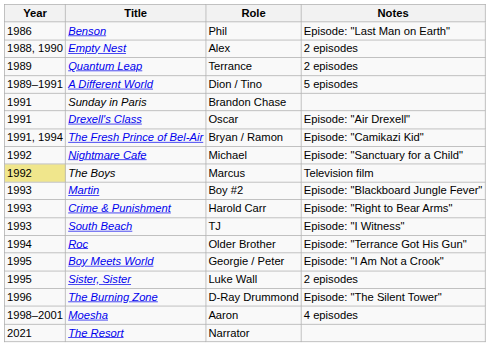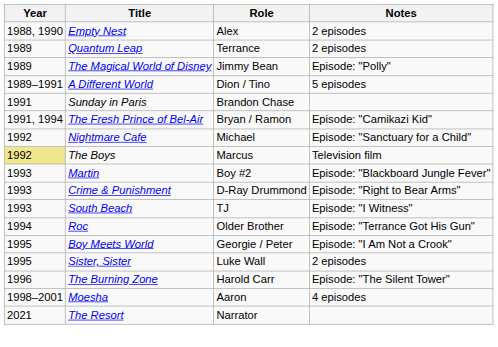- row: (87, 31)
+ row: (140, 66)
- row: (105, 119)
(237, 208) Harold Carr -> (262, 191) D-Ray Drummond
(254, 297) D-Ray Drummond -> (245, 279) Harold Carr
